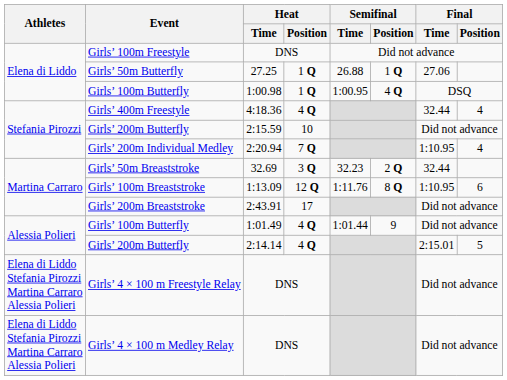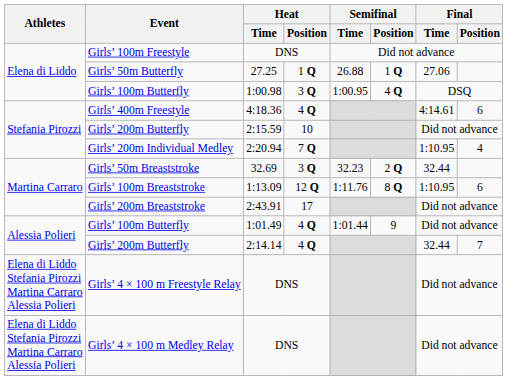(307, 91) 1 Q -> (307, 91) 3 Q
(437, 110) 32.44 -> (437, 110) 4:14.61
(480, 110) 4 -> (480, 110) 6
(437, 245) 2:15.01 -> (437, 245) 32.44
(480, 245) 5 -> (480, 245) 7
